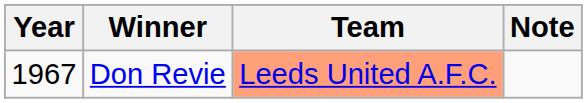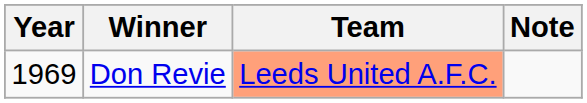(44, 73) 1967 -> (44, 73) 1969
